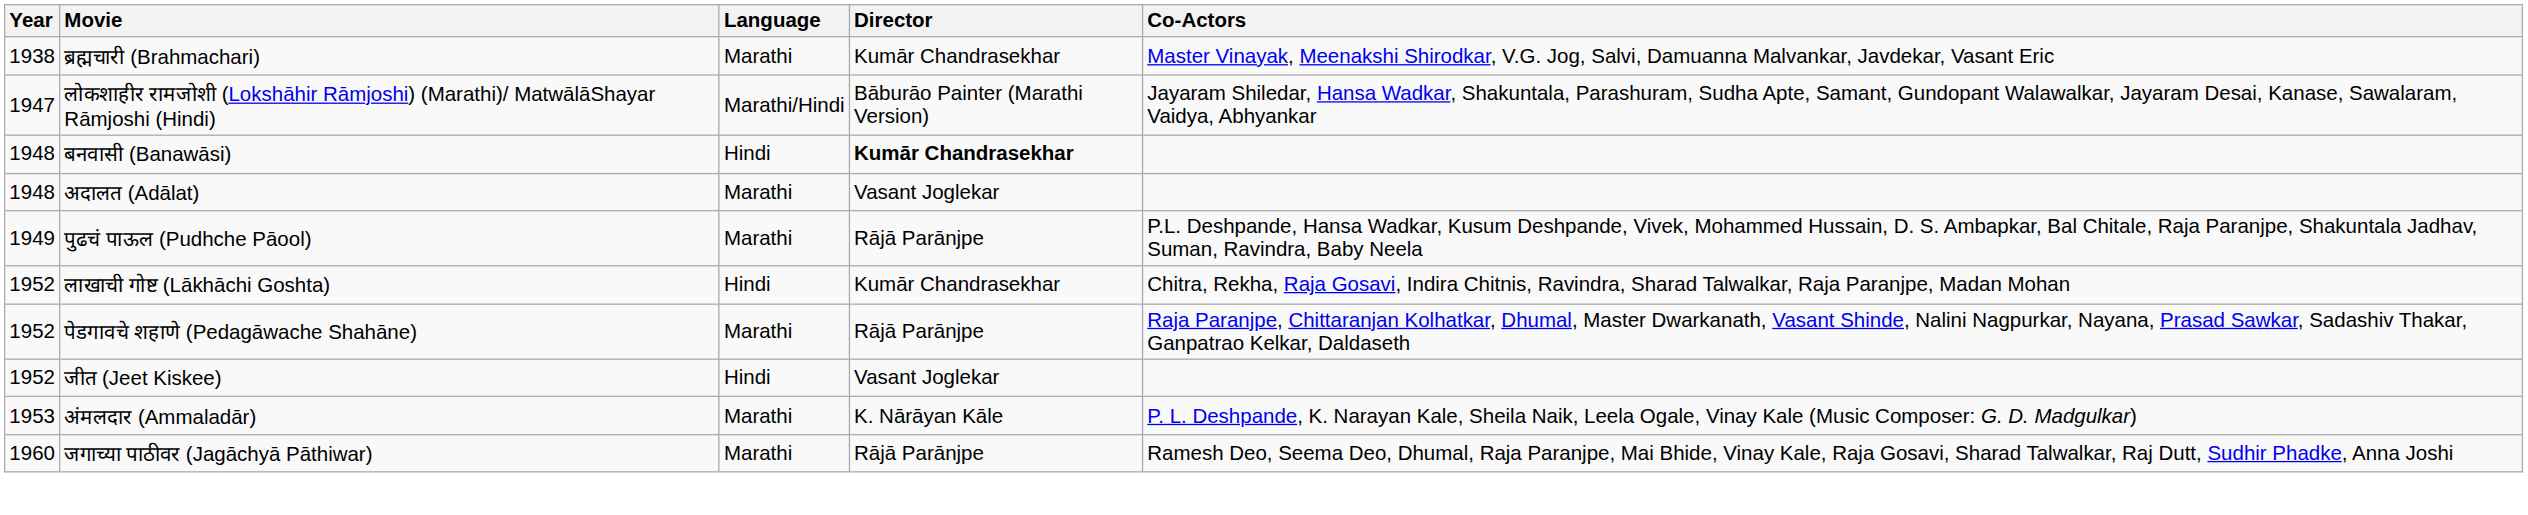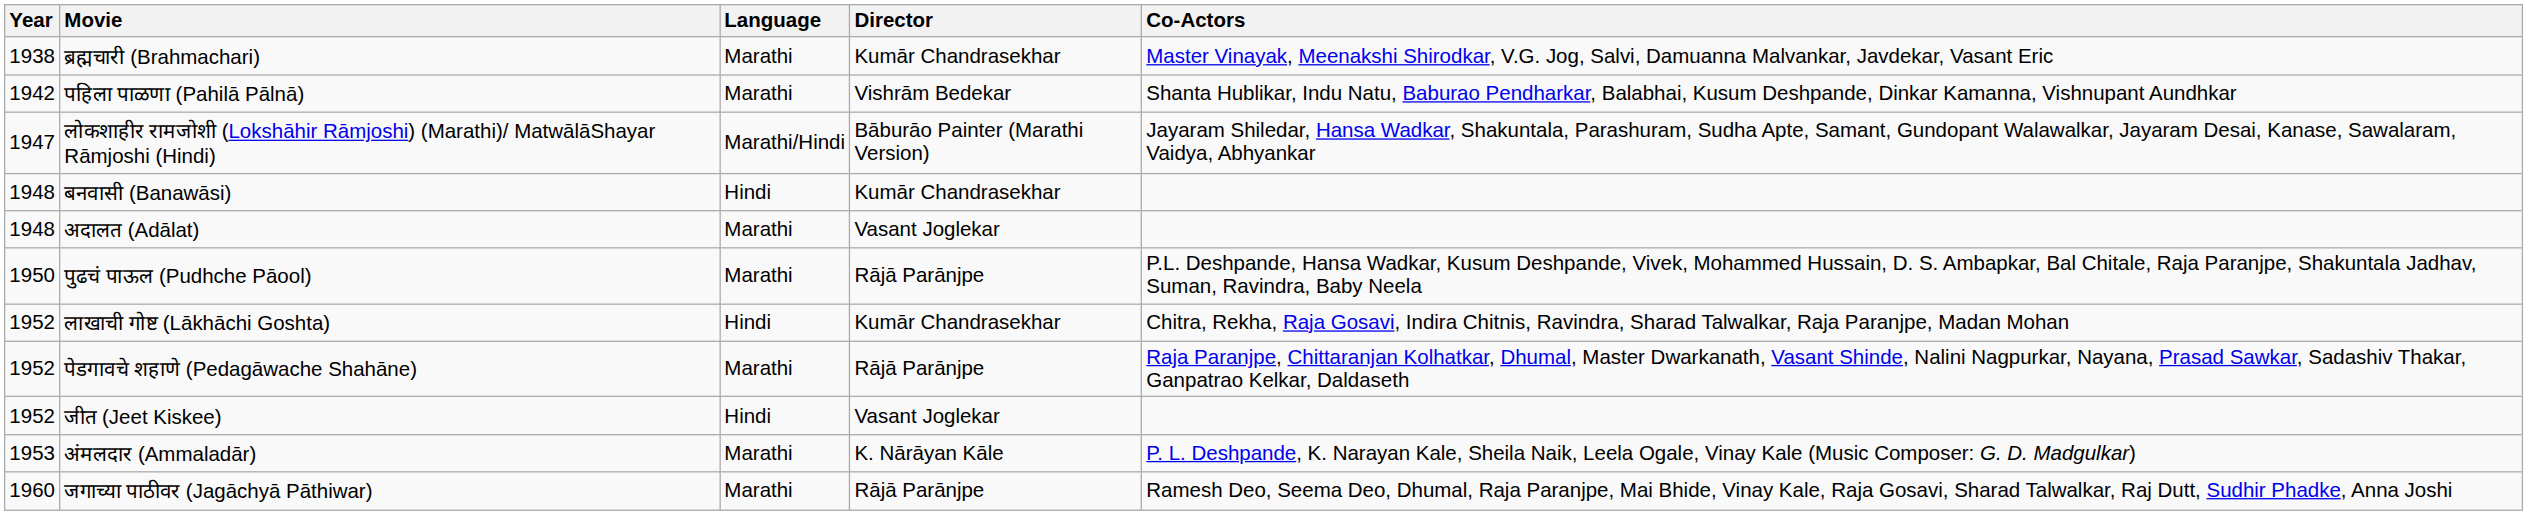+ row: (184, 94)
(964, 154) bold -> (957, 191) normal
(32, 238) 1949 -> (32, 275) 1950
